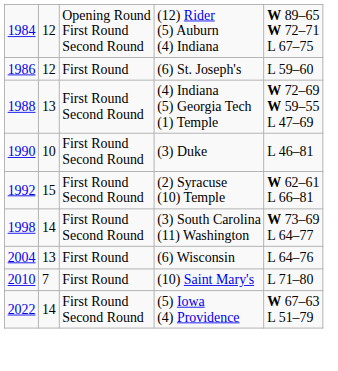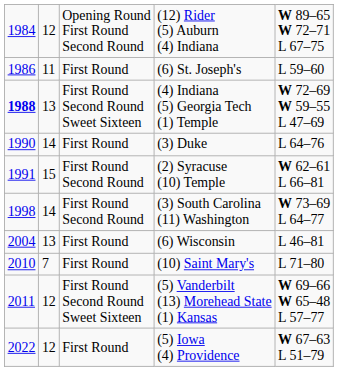(49, 68) 12 -> (49, 68) 11
(22, 106) normal -> (22, 106) bold
(103, 106) First Round Second Round -> (103, 106) First Round Second Round Sweet Sixteen
(49, 152) 10 -> (49, 144) 14
(103, 152) First Round Second Round -> (95, 144) First Round
(290, 152) L 46–81 -> (301, 144) L 64–76
(22, 189) 1992 -> (22, 174) 1991
(290, 257) L 64–76 -> (301, 241) L 46–81
+ row: (214, 301)
(49, 309) 14 -> (49, 347) 12
(103, 309) First Round Second Round -> (95, 347) First Round
